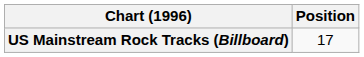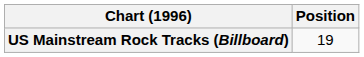(325, 40) 17 -> (325, 40) 19
